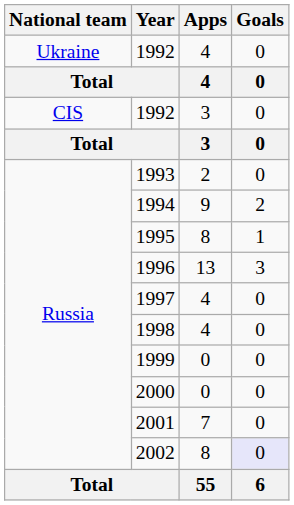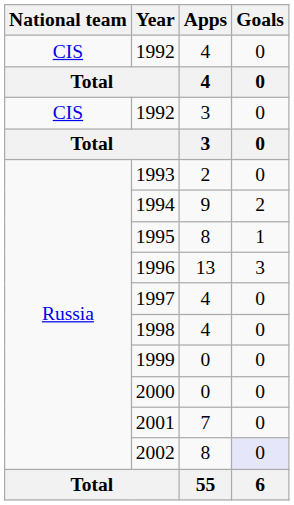(68, 50) Ukraine -> (68, 50) CIS
